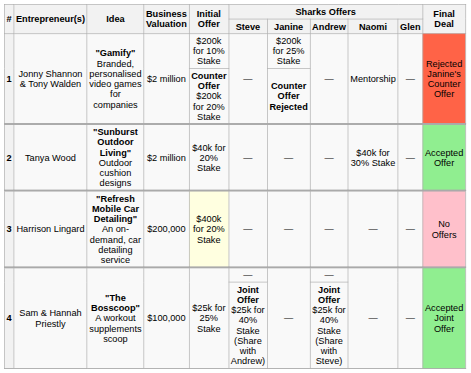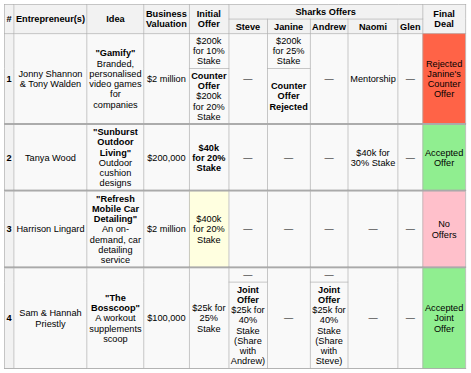(166, 158) $2 million -> (166, 158) $200,000
(209, 158) normal -> (209, 158) bold
(166, 229) $200,000 -> (166, 229) $2 million
